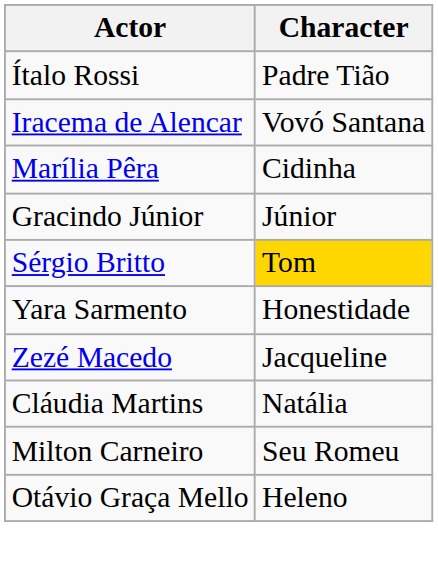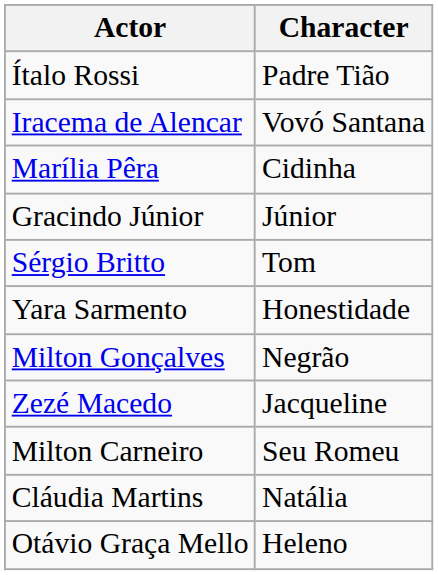(289, 262) gold background -> (289, 262) no background
+ row: (118, 356)
rows swapped: (108, 450) <-> (108, 403)
